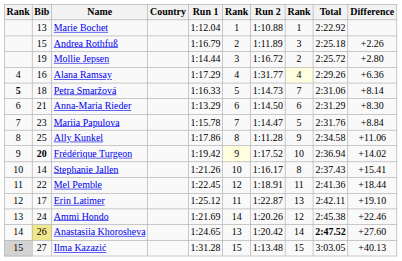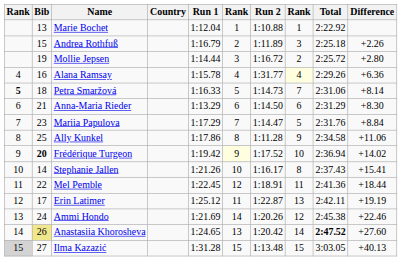(206, 75) 1:17.29 -> (206, 75) 1:15.78
(206, 122) 1:15.78 -> (206, 122) 1:17.29
(372, 201) +19.10 -> (372, 201) +19.19
